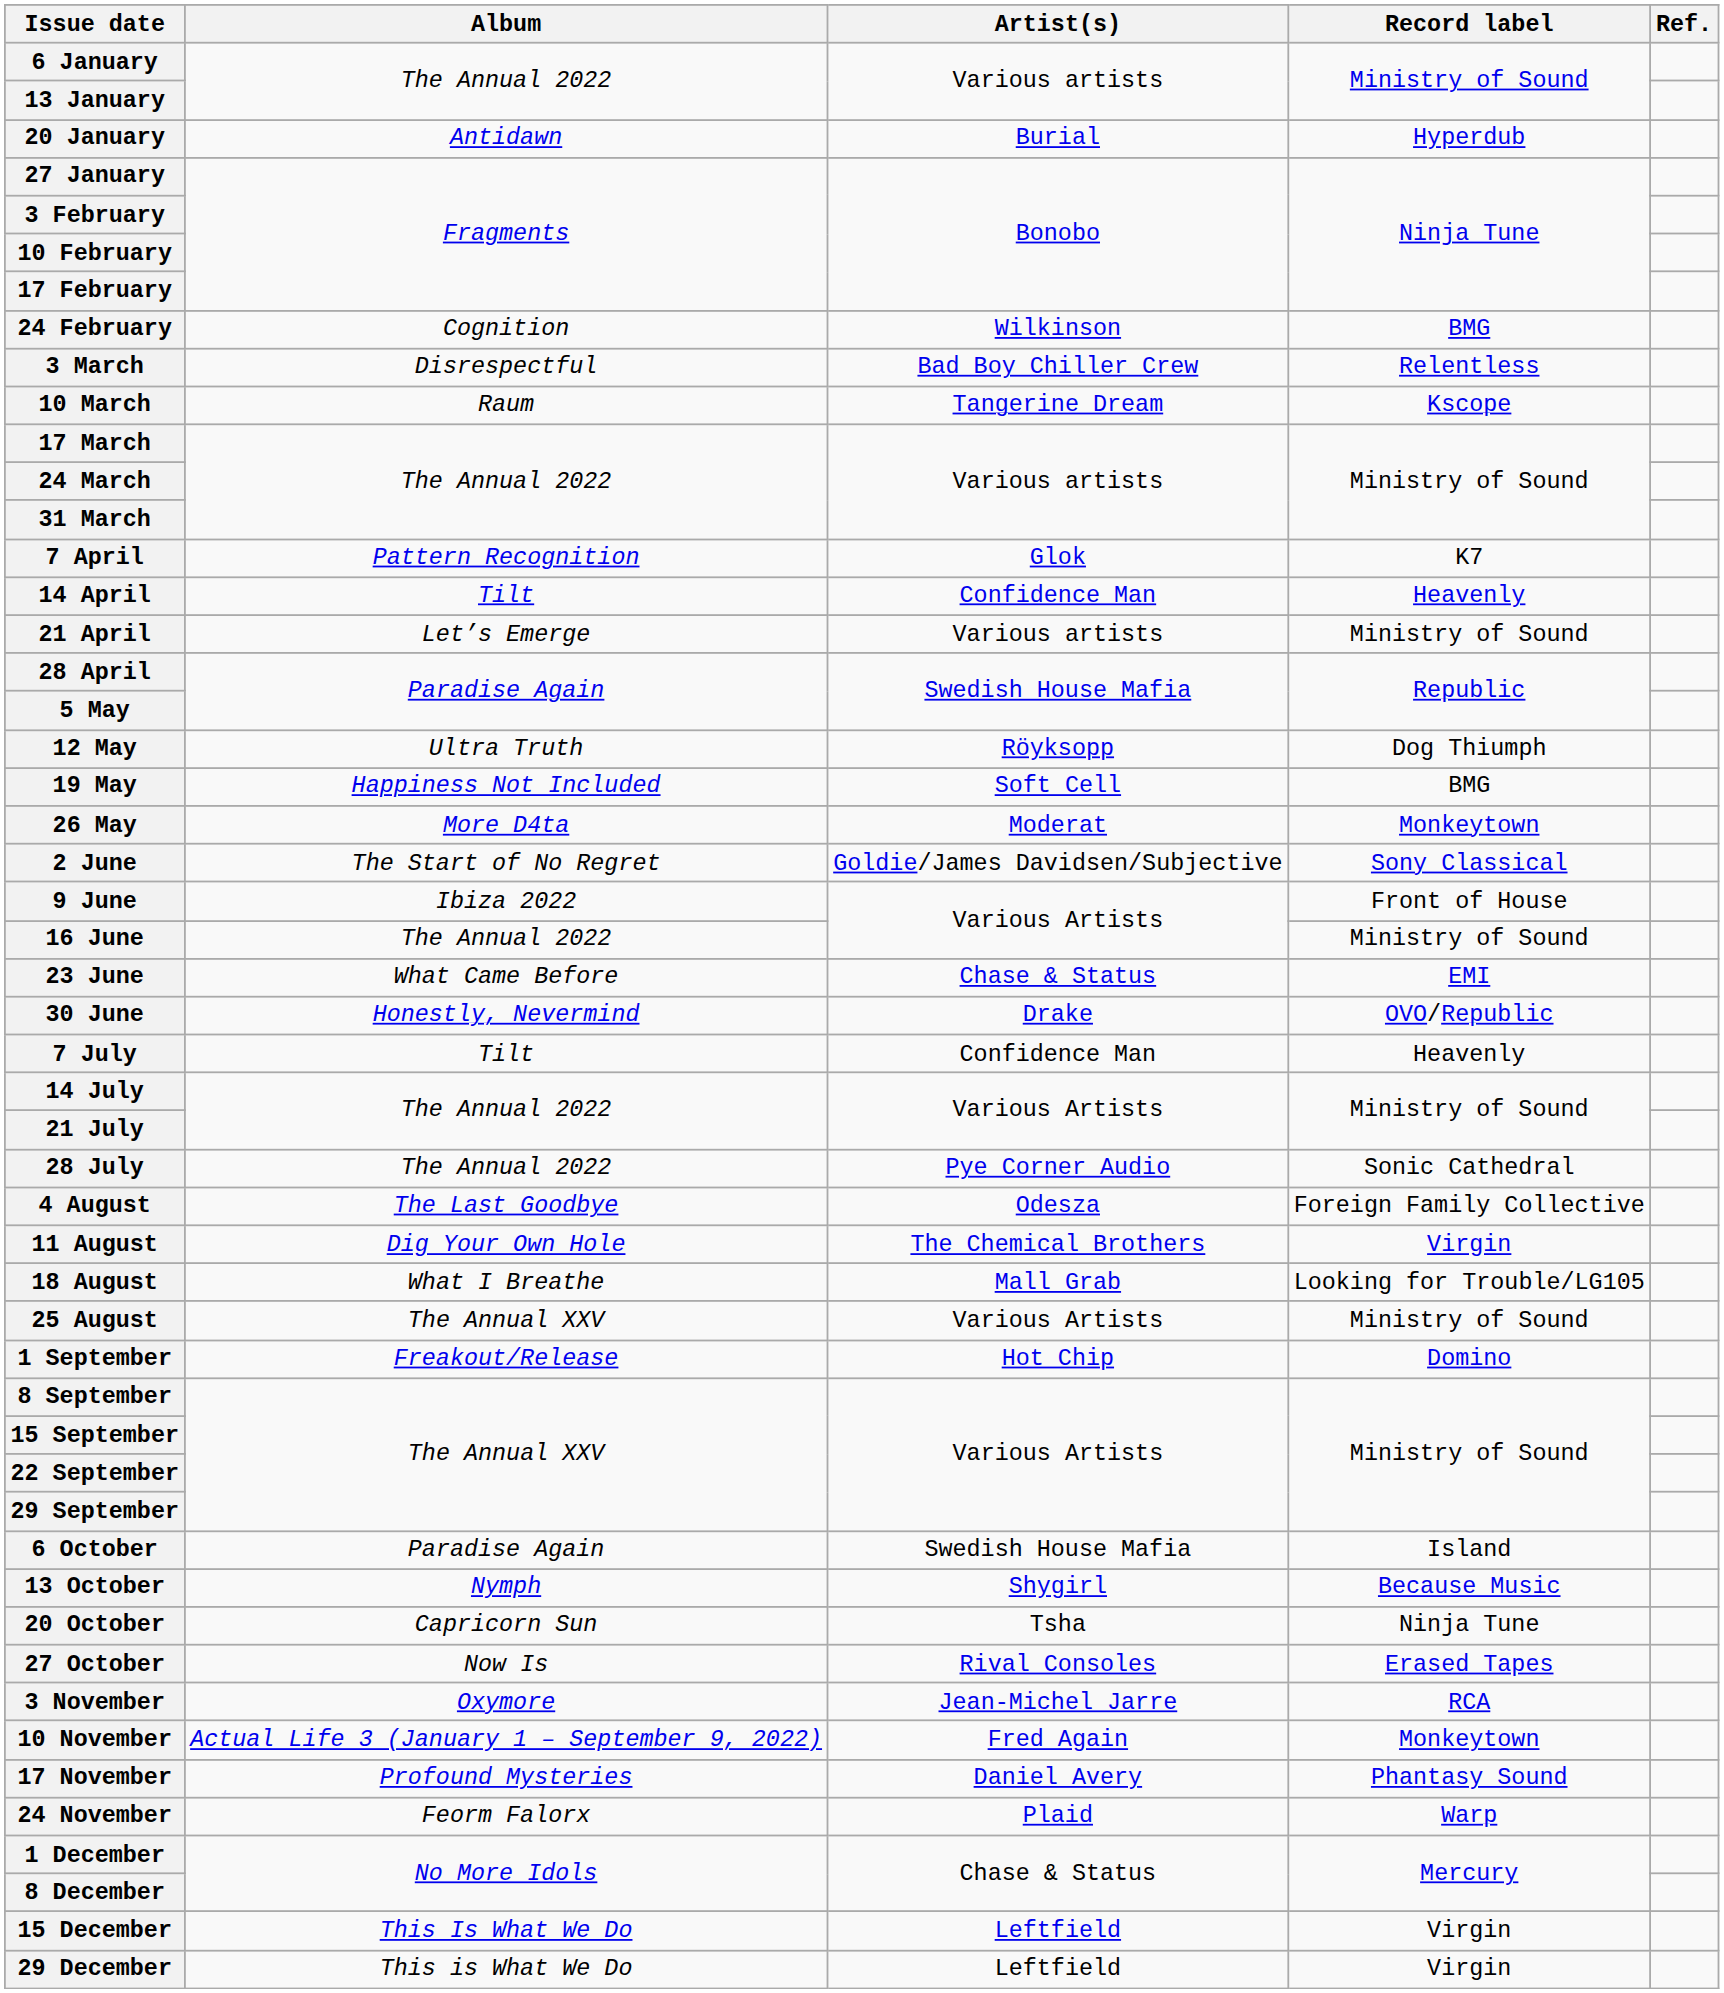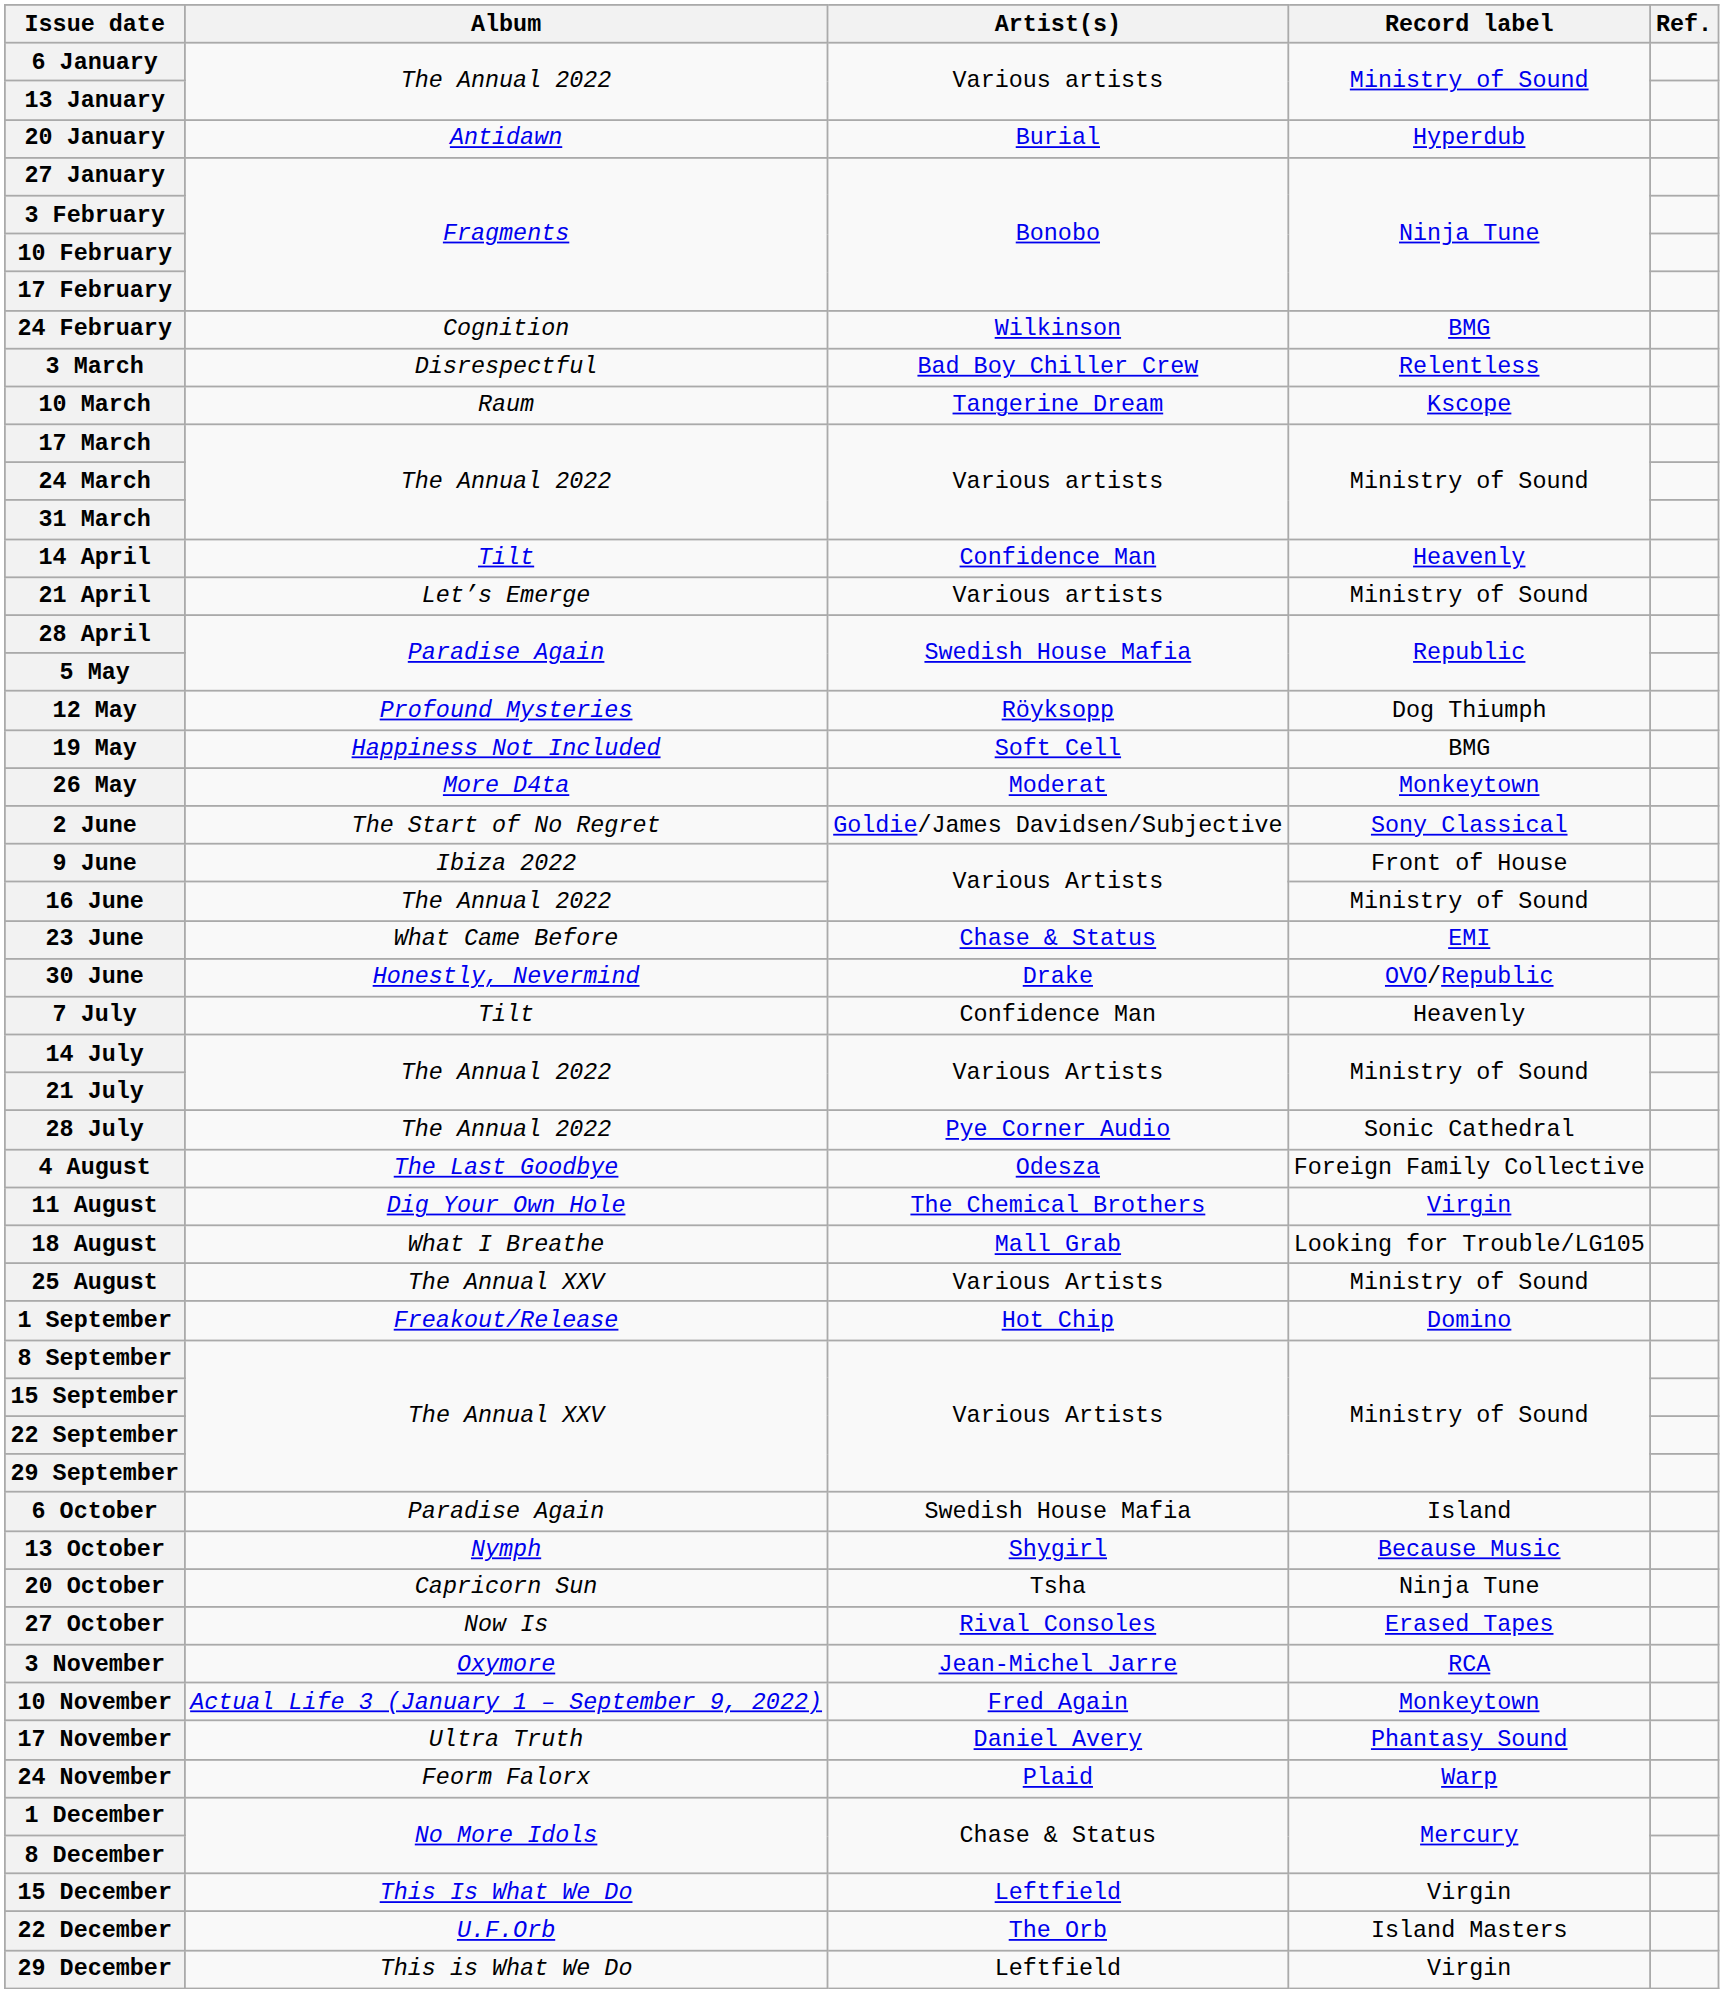- row: (95, 558)
(506, 749) Ultra Truth -> (506, 710) Profound Mysteries
(506, 1778) Profound Mysteries -> (506, 1740) Ultra Truth
+ row: (95, 1931)
